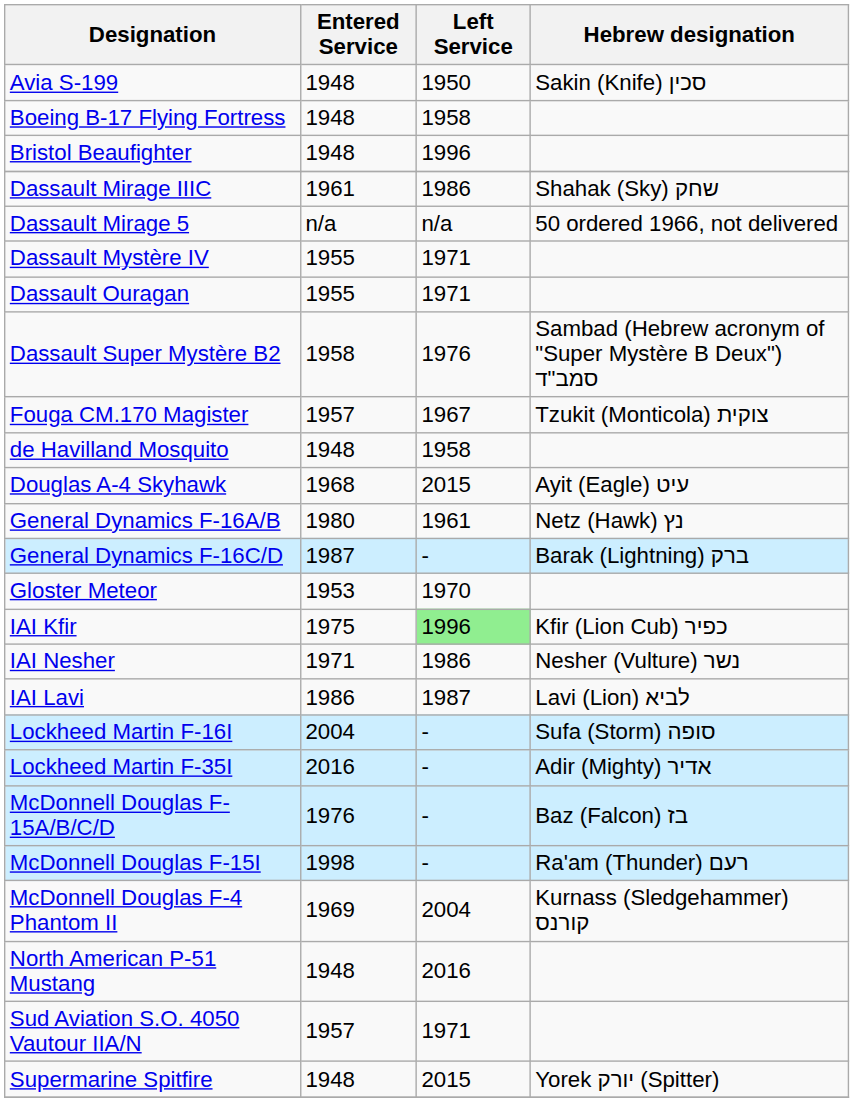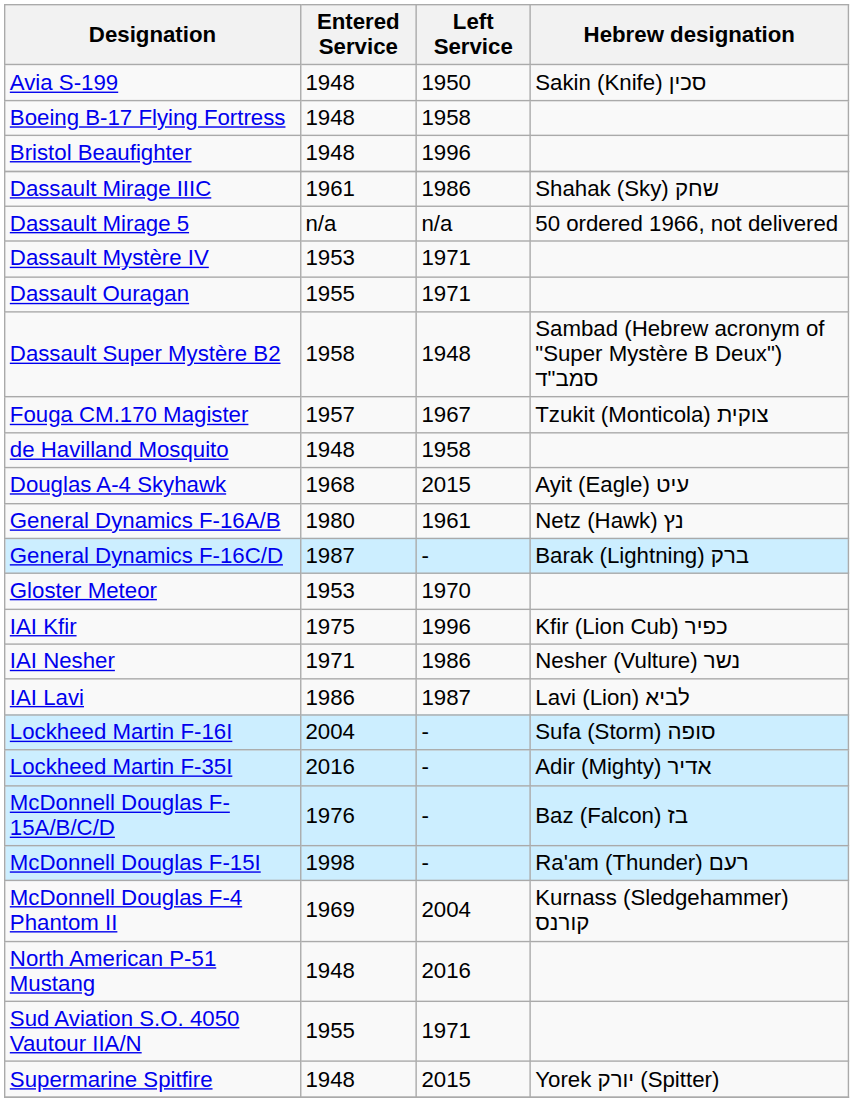(330, 258) 1955 -> (330, 258) 1953
(446, 354) 1976 -> (446, 354) 1948
(446, 626) lightgreen background -> (446, 626) no background
(330, 1031) 1957 -> (330, 1031) 1955
